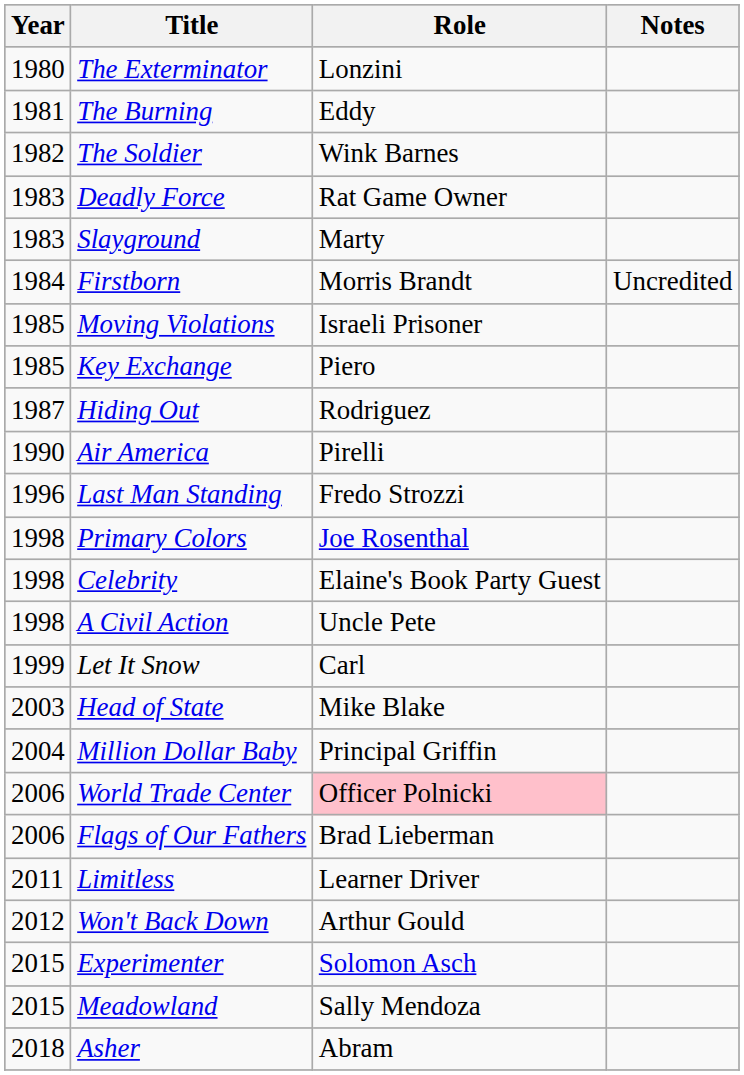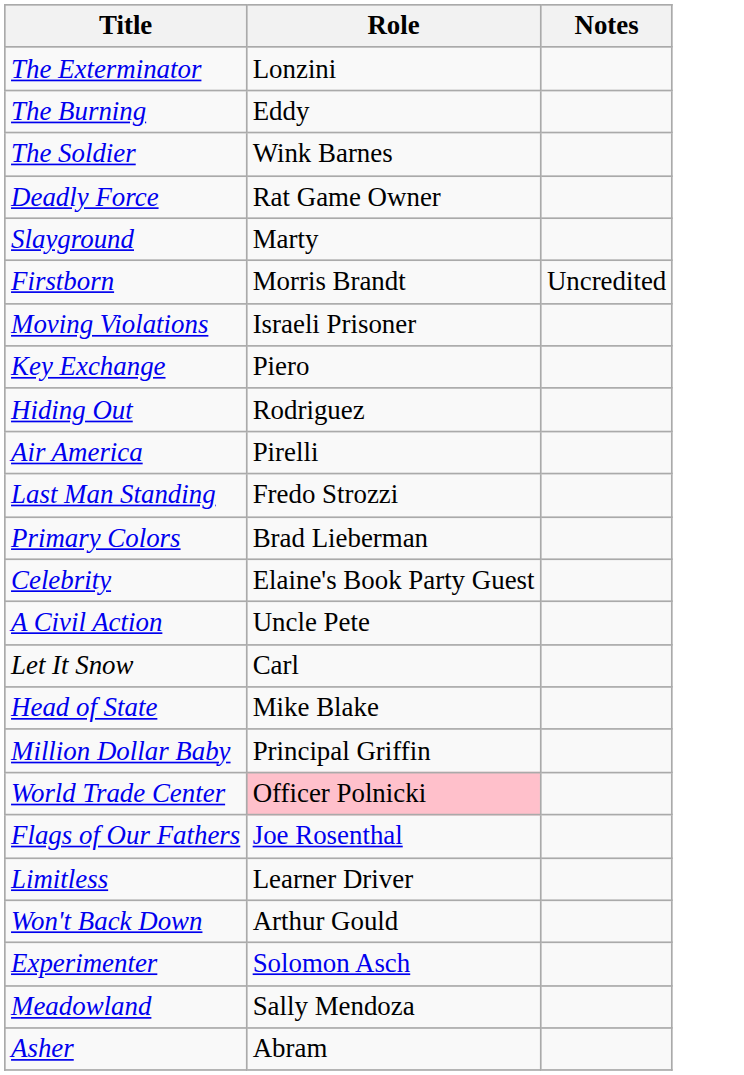- column: (38, 25)
(394, 537) Joe Rosenthal -> (340, 537) Brad Lieberman
(407, 835) Brad Lieberman -> (328, 835) Joe Rosenthal
